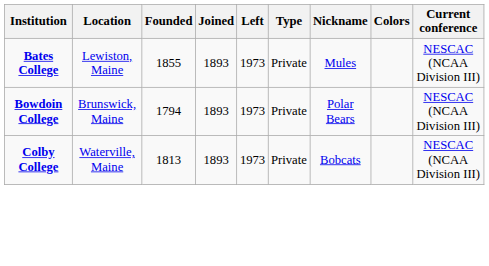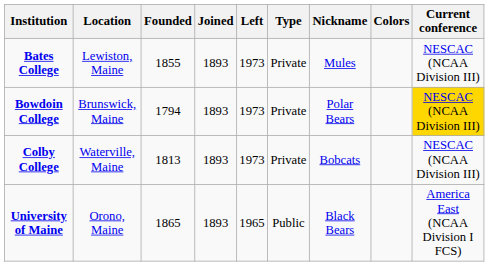(448, 111) no background -> (448, 111) gold background
+ row: (39, 222)
